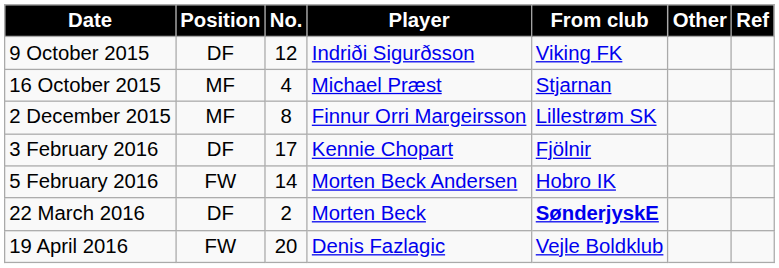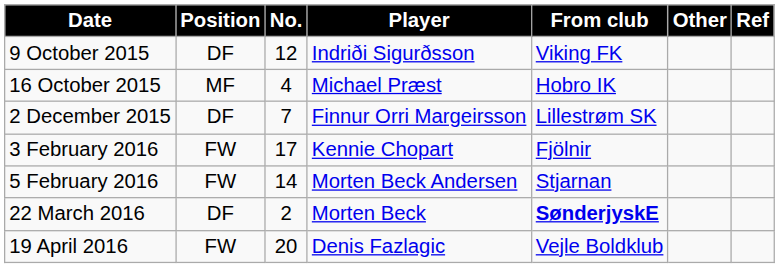(574, 85) Stjarnan -> (576, 85) Hobro IK
(220, 117) MF -> (220, 117) DF
(286, 117) 8 -> (286, 117) 7
(220, 149) DF -> (220, 149) FW
(576, 181) Hobro IK -> (574, 181) Stjarnan
